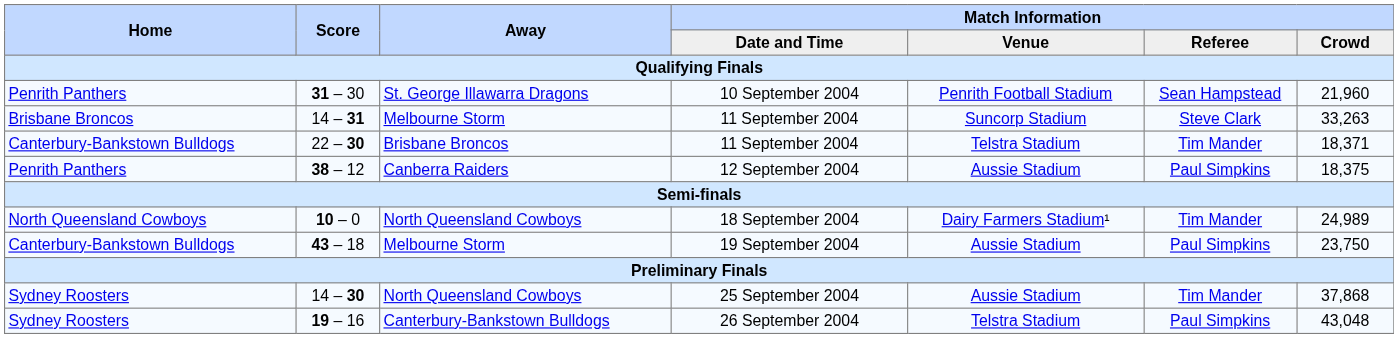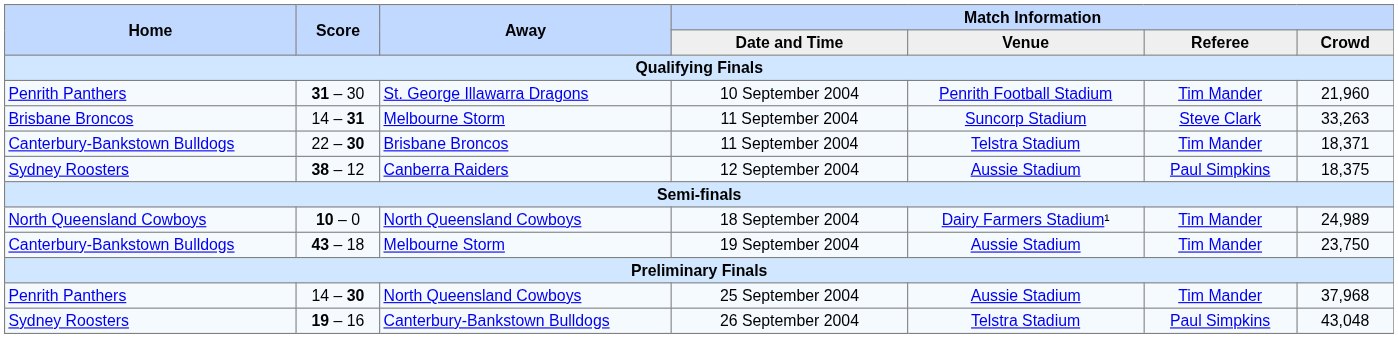(1220, 93) Sean Hampstead -> (1220, 93) Tim Mander
(67, 169) Penrith Panthers -> (69, 169) Sydney Roosters
(1220, 245) Paul Simpkins -> (1220, 245) Tim Mander
(69, 296) Sydney Roosters -> (67, 296) Penrith Panthers
(1345, 296) 37,868 -> (1345, 296) 37,968
